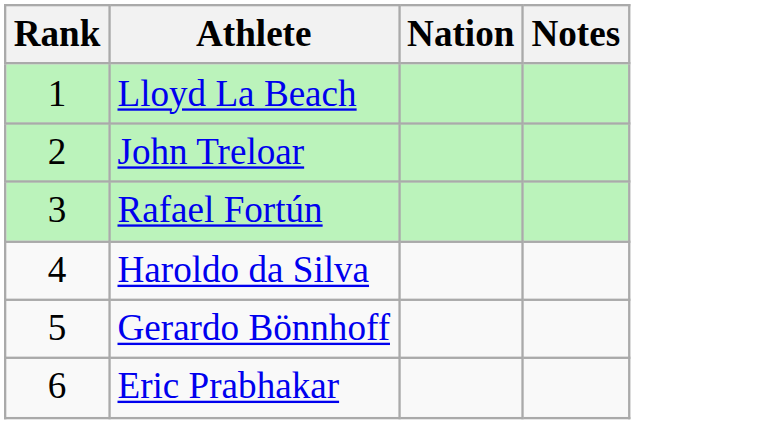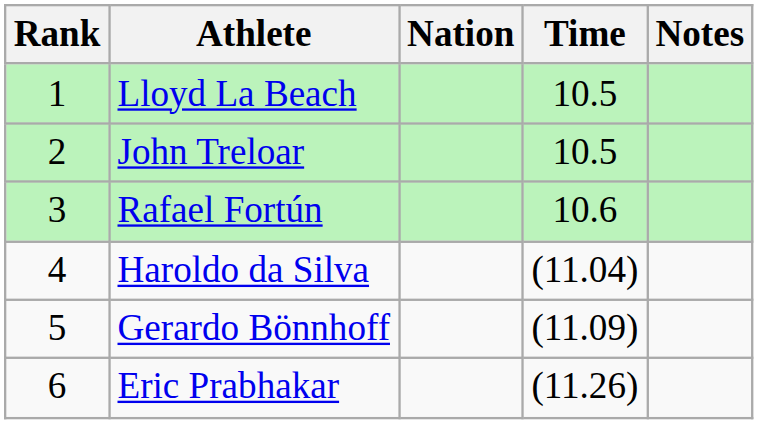+ column: (585, 33)
